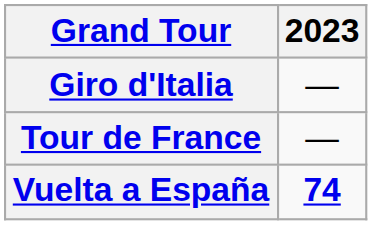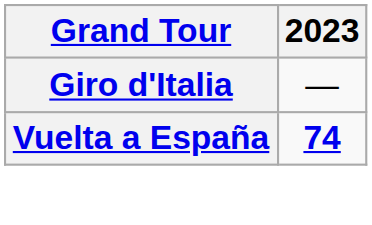- row: (141, 137)
